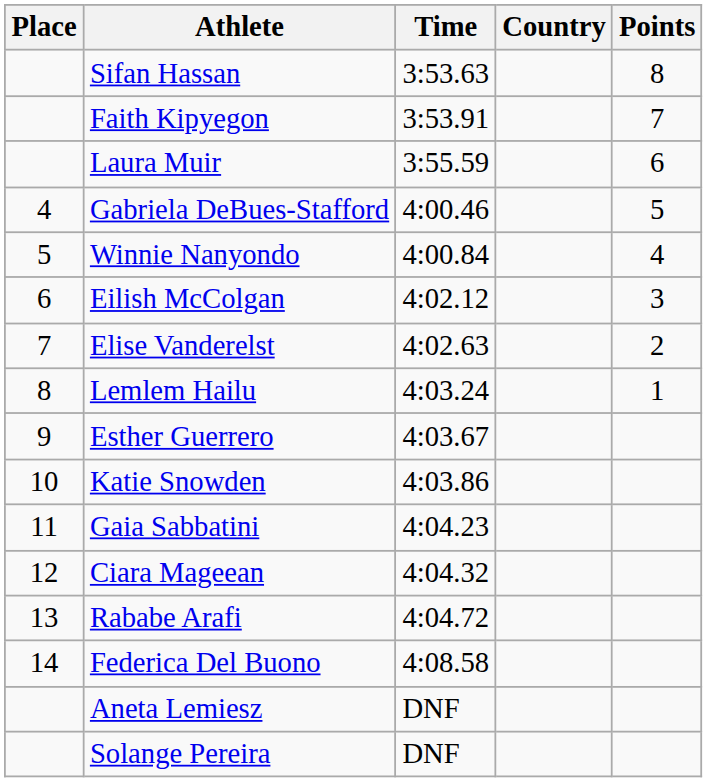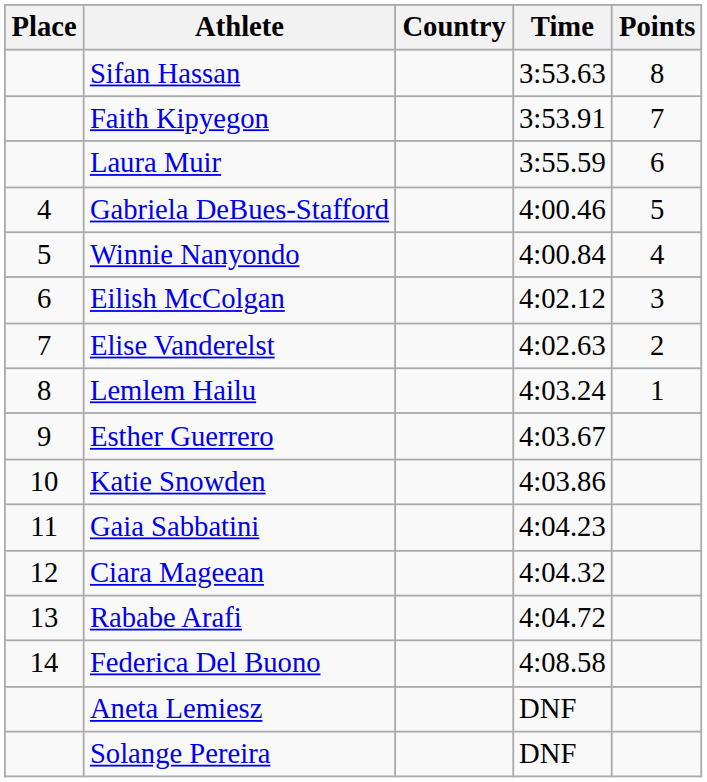columns swapped: (554, 27) <-> (446, 27)
